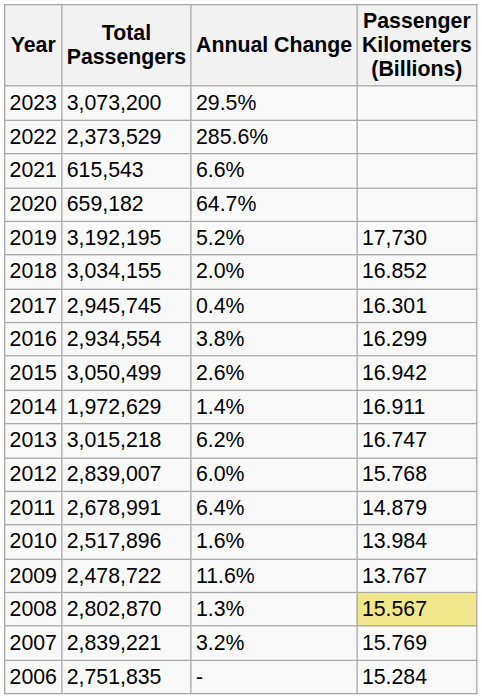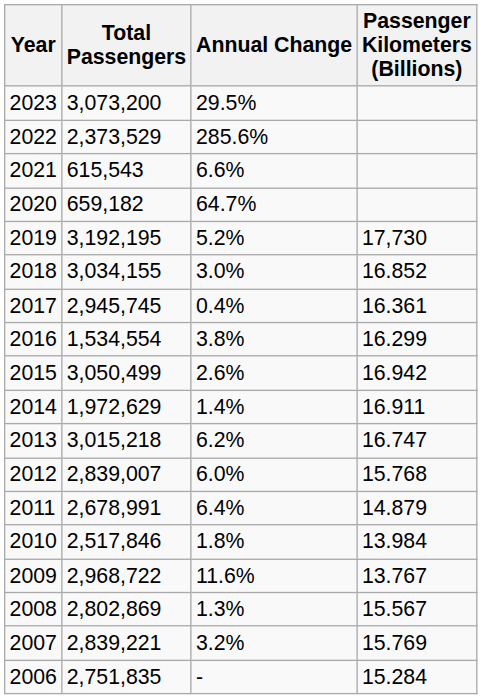(220, 271) 2.0% -> (220, 271) 3.0%
(394, 305) 16.301 -> (394, 305) 16.361
(114, 339) 2,934,554 -> (114, 339) 1,534,554
(114, 541) 2,517,896 -> (114, 541) 2,517,846
(220, 541) 1.6% -> (220, 541) 1.8%
(114, 575) 2,478,722 -> (114, 575) 2,968,722
(114, 609) 2,802,870 -> (114, 609) 2,802,869
(394, 609) khaki background -> (394, 609) no background
